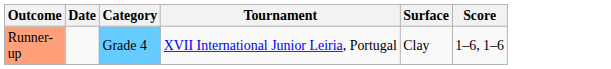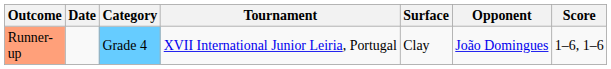+ column: (502, 15)
